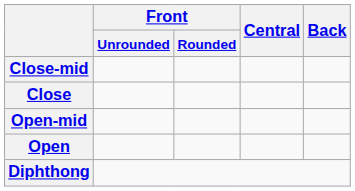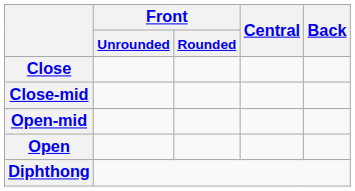rows swapped: (49, 95) <-> (49, 69)
